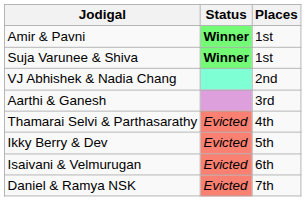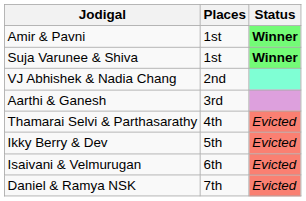columns swapped: (276, 15) <-> (226, 15)
